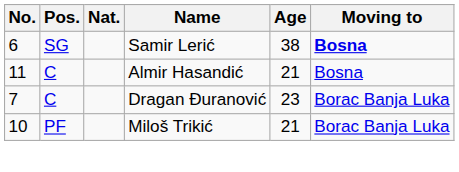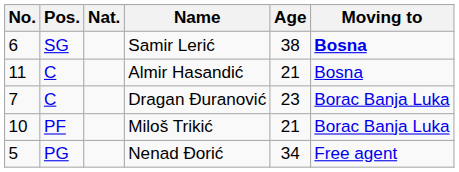+ row: (176, 153)
